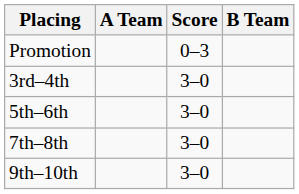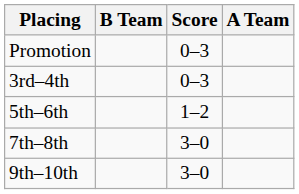columns swapped: (131, 19) <-> (258, 19)
(195, 81) 3–0 -> (195, 81) 0–3
(195, 111) 3–0 -> (195, 111) 1–2
